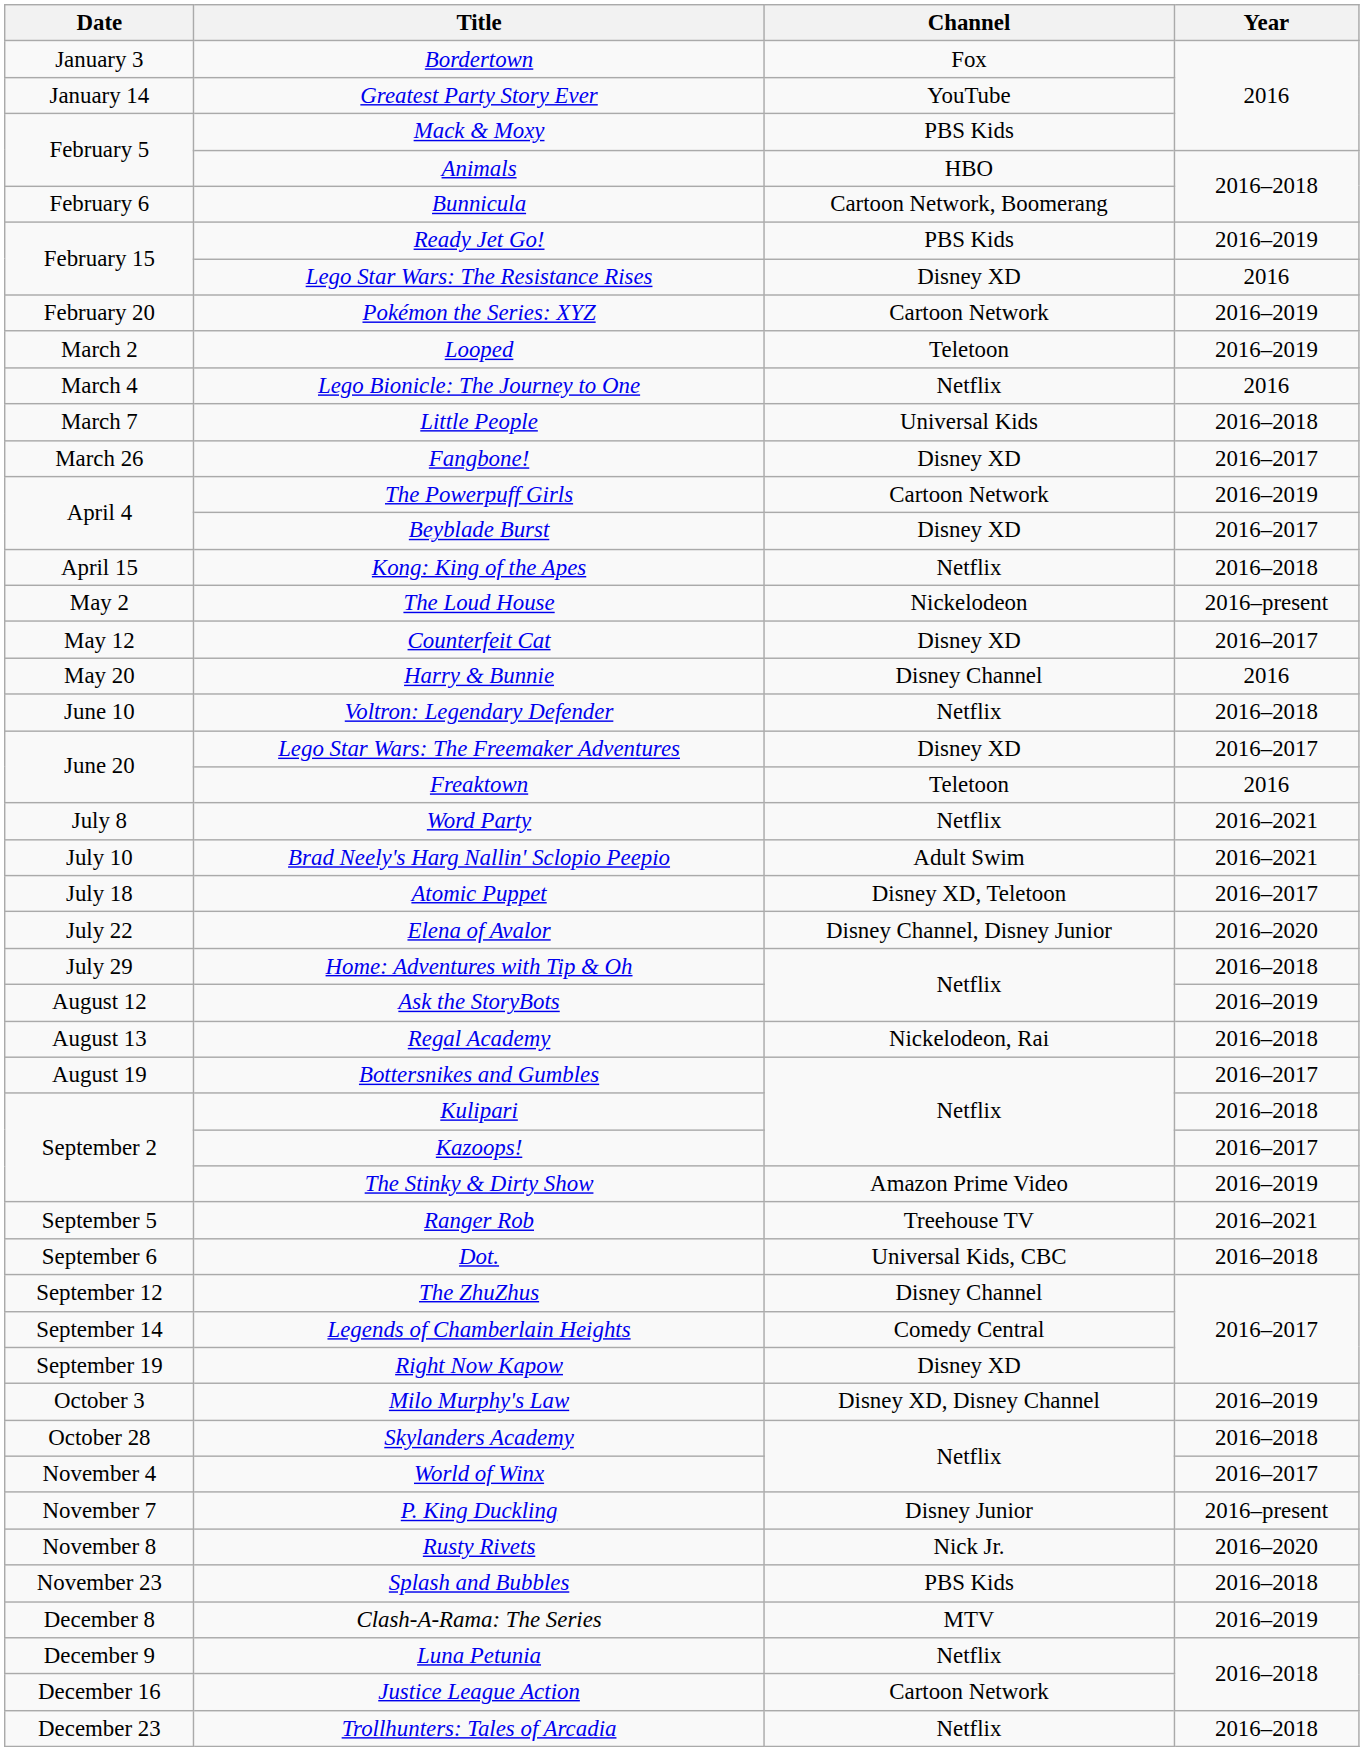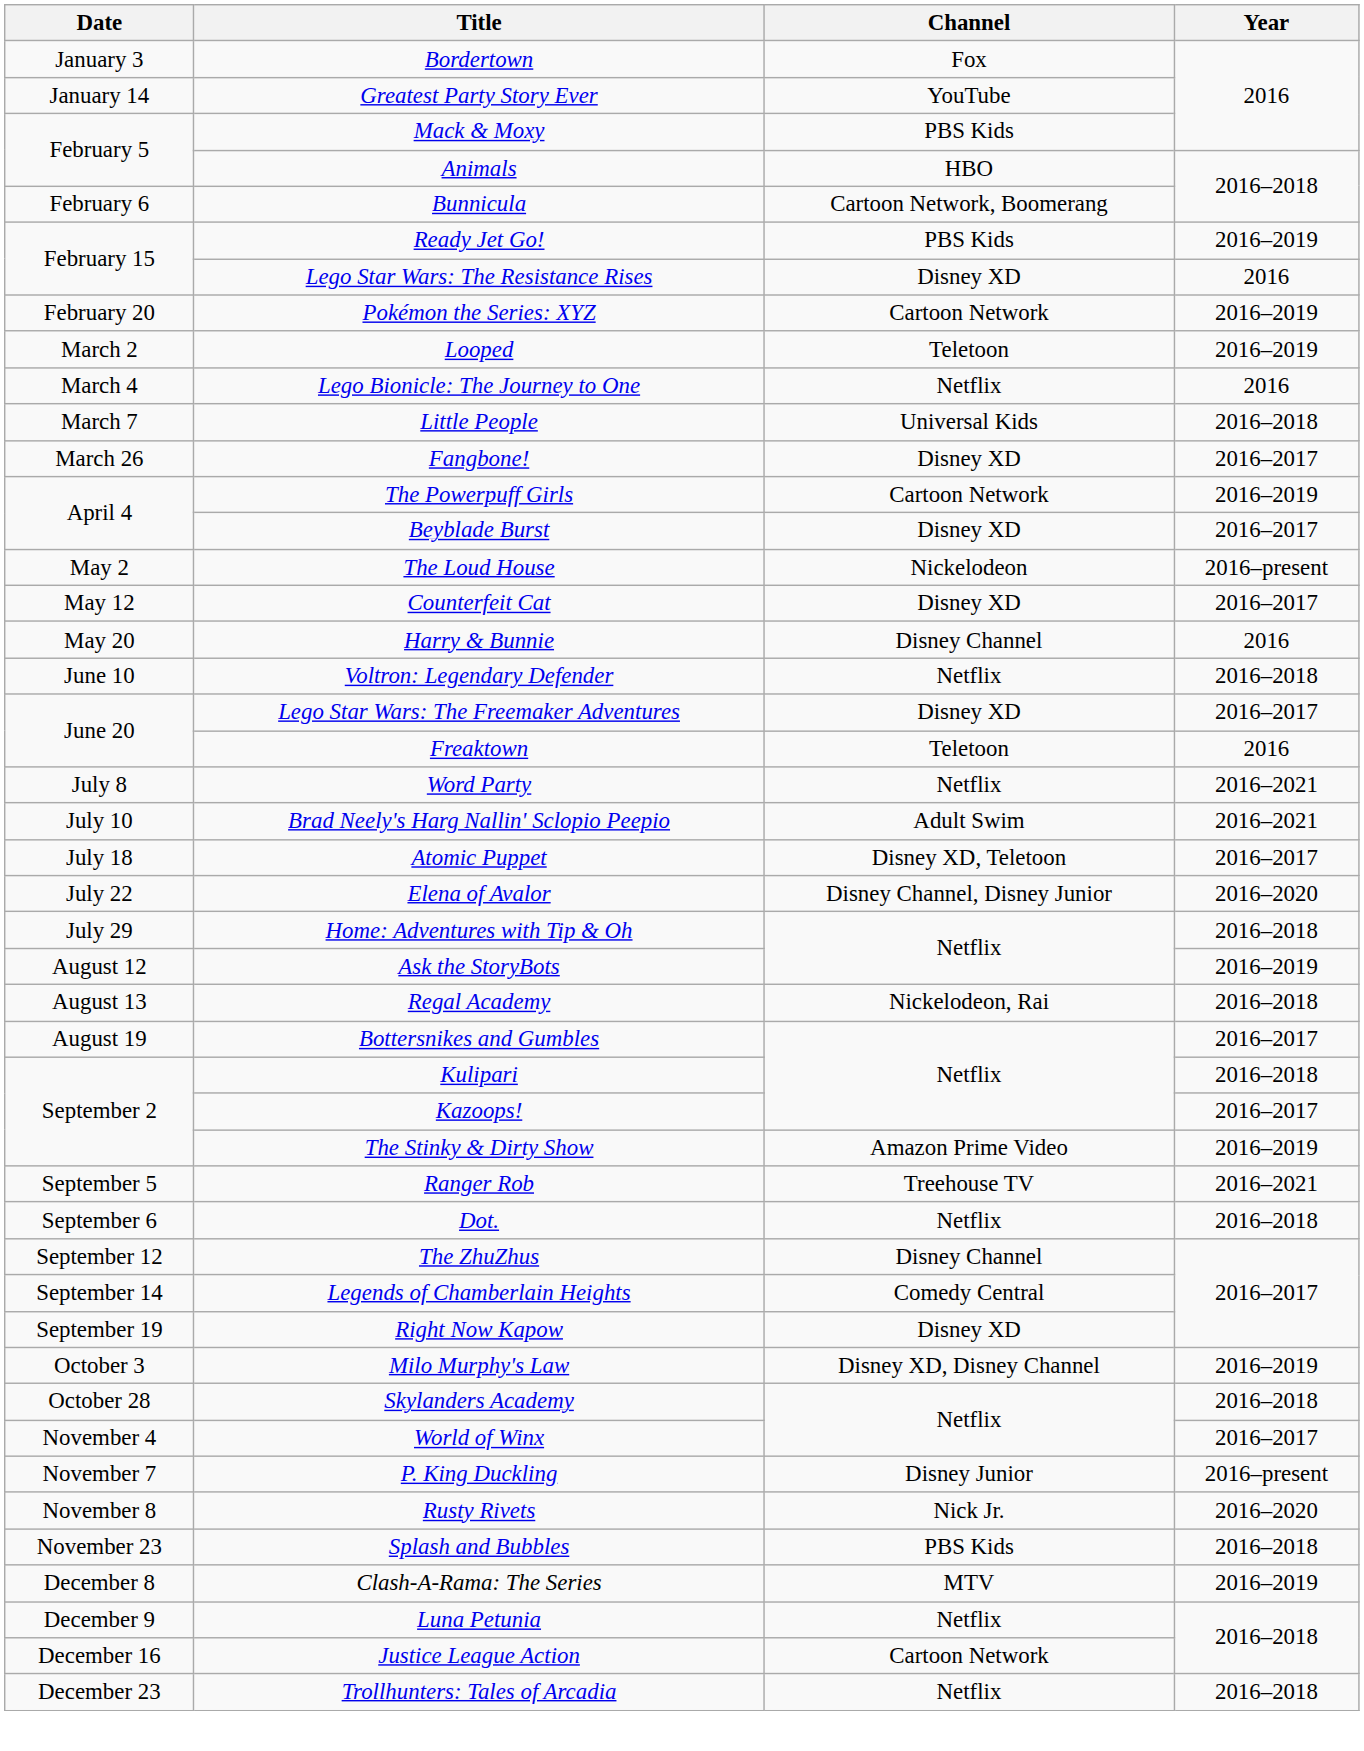- row: (479, 566)
(969, 1256) Universal Kids, CBC -> (969, 1220) Netflix
